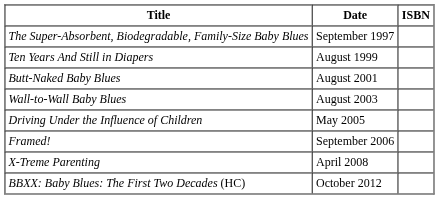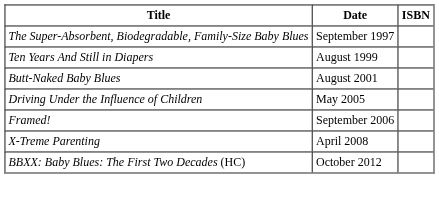- row: (67, 99)
